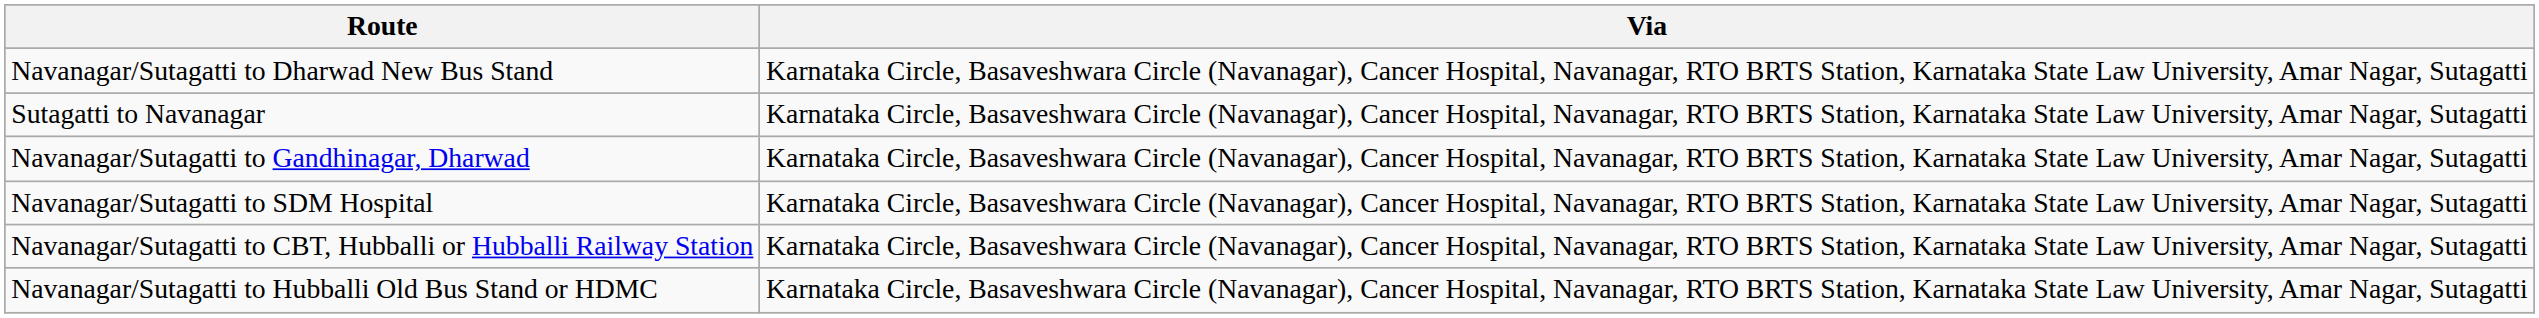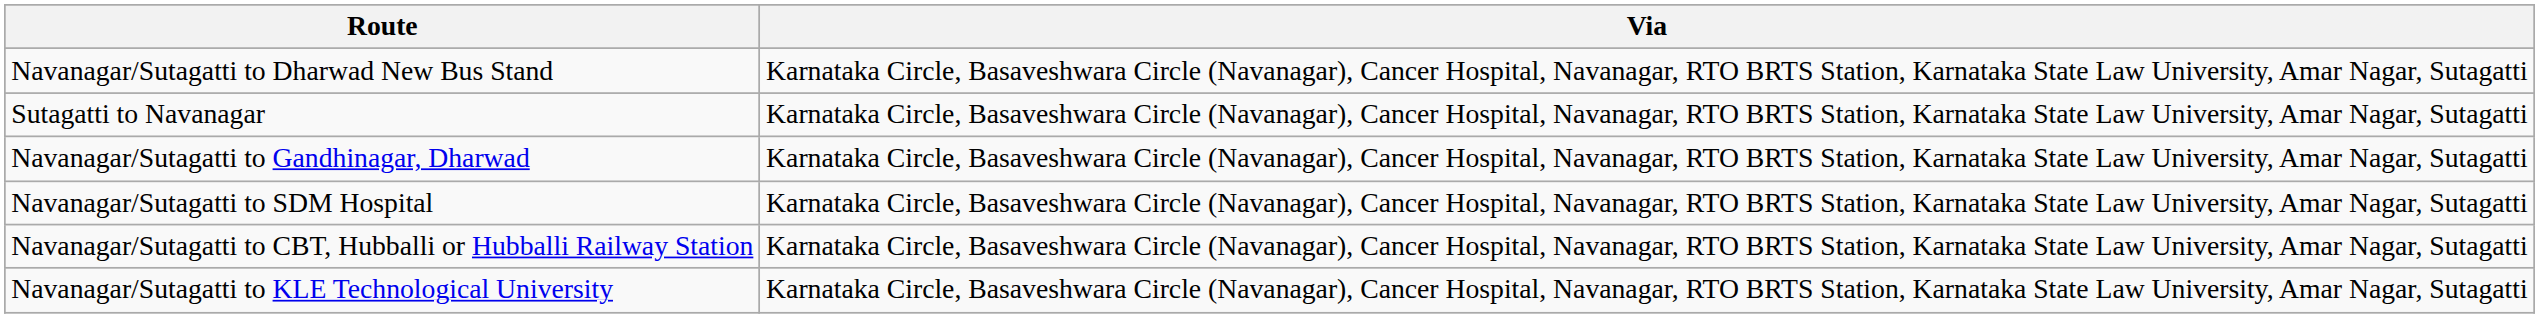- row: (335, 289)
+ row: (312, 289)
